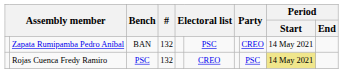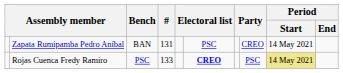(167, 45) 132 -> (167, 45) 131
(167, 61) 132 -> (167, 61) 133
(209, 61) normal -> (209, 60) bold
